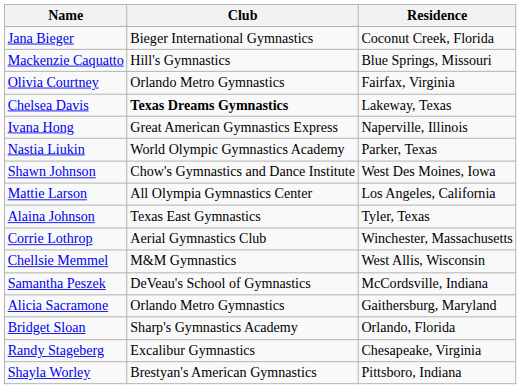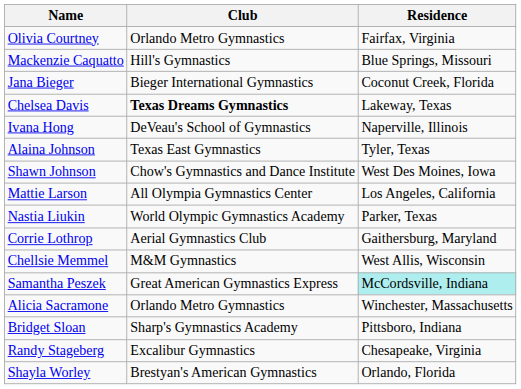rows swapped: (41, 37) <-> (53, 82)
(234, 127) Great American Gymnastics Express -> (221, 127) DeVeau's School of Gymnastics
rows swapped: (51, 216) <-> (46, 149)
(437, 238) Winchester, Massachusetts -> (429, 238) Gaithersburg, Maryland
(221, 283) DeVeau's School of Gymnastics -> (234, 283) Great American Gymnastics Express
(425, 283) no background -> (425, 283) paleturquoise background
(429, 305) Gaithersburg, Maryland -> (437, 305) Winchester, Massachusetts
(408, 328) Orlando, Florida -> (411, 328) Pittsboro, Indiana
(411, 372) Pittsboro, Indiana -> (408, 372) Orlando, Florida
